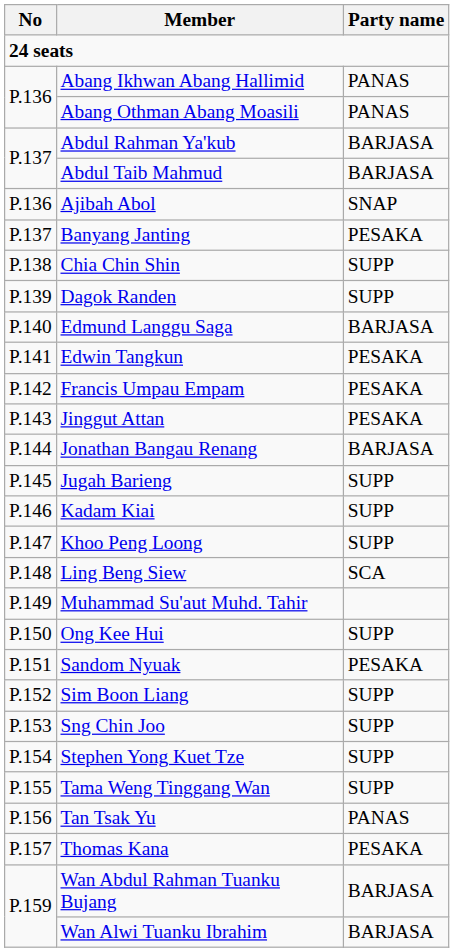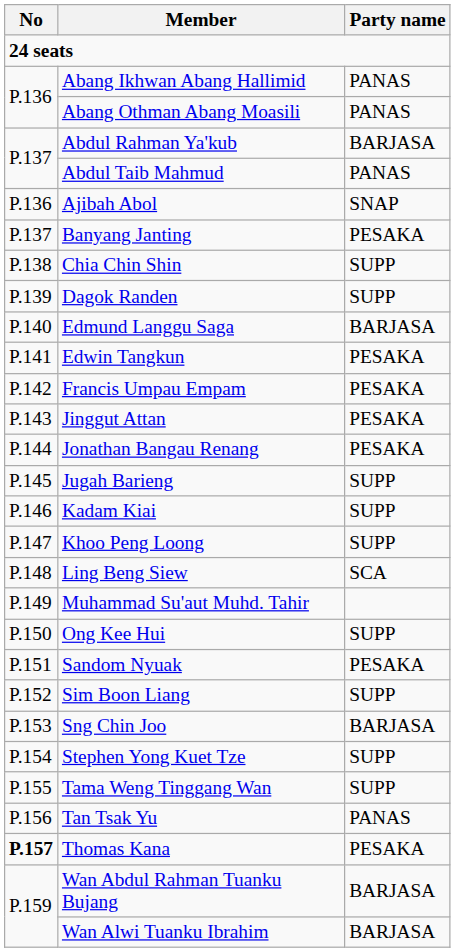(391, 173) BARJASA -> (380, 173) PANAS
(391, 449) BARJASA -> (387, 449) PESAKA
(371, 726) SUPP -> (392, 726) BARJASA
(30, 848) normal -> (31, 848) bold
